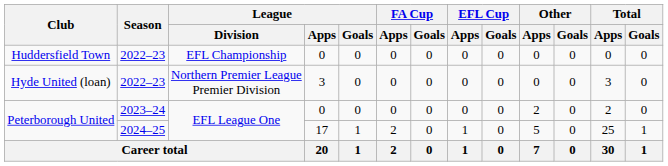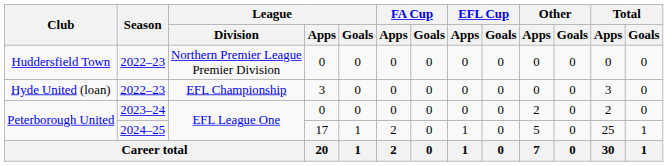(236, 55) EFL Championship -> (236, 62) Northern Premier League Premier Division
(236, 82) Northern Premier League Premier Division -> (236, 89) EFL Championship
